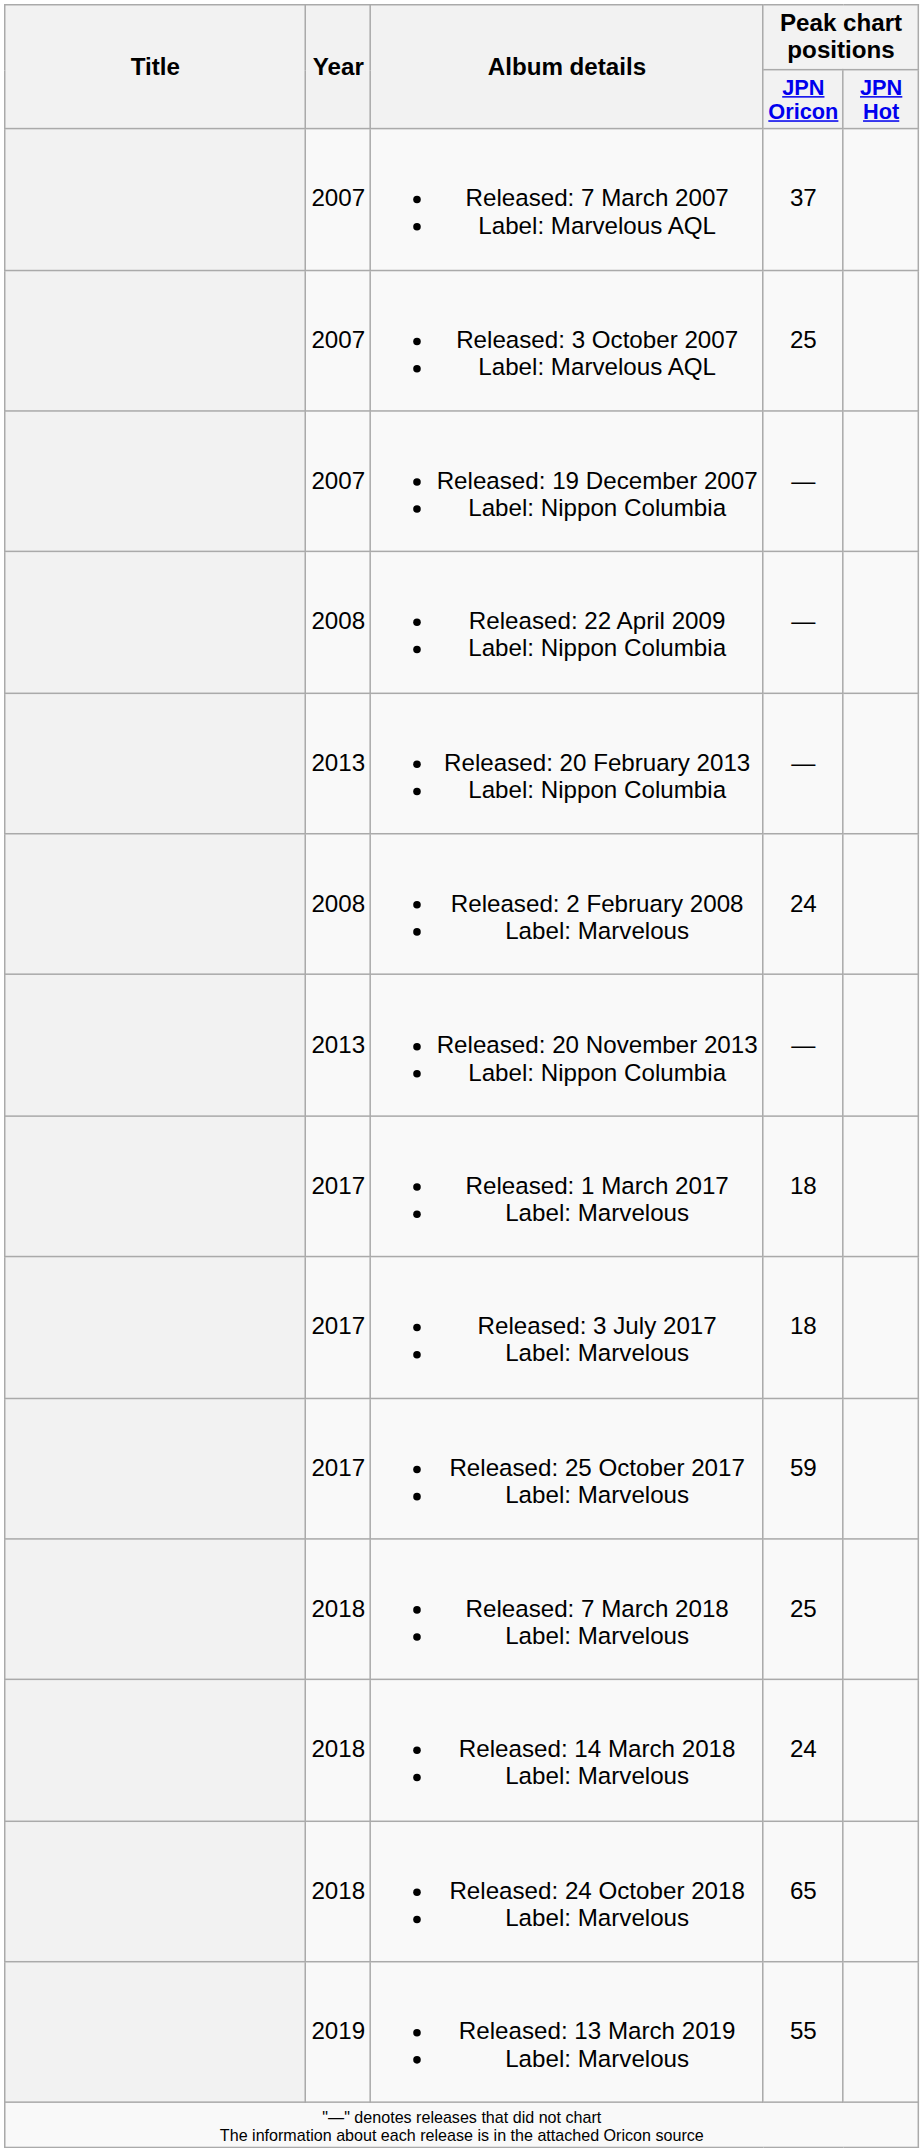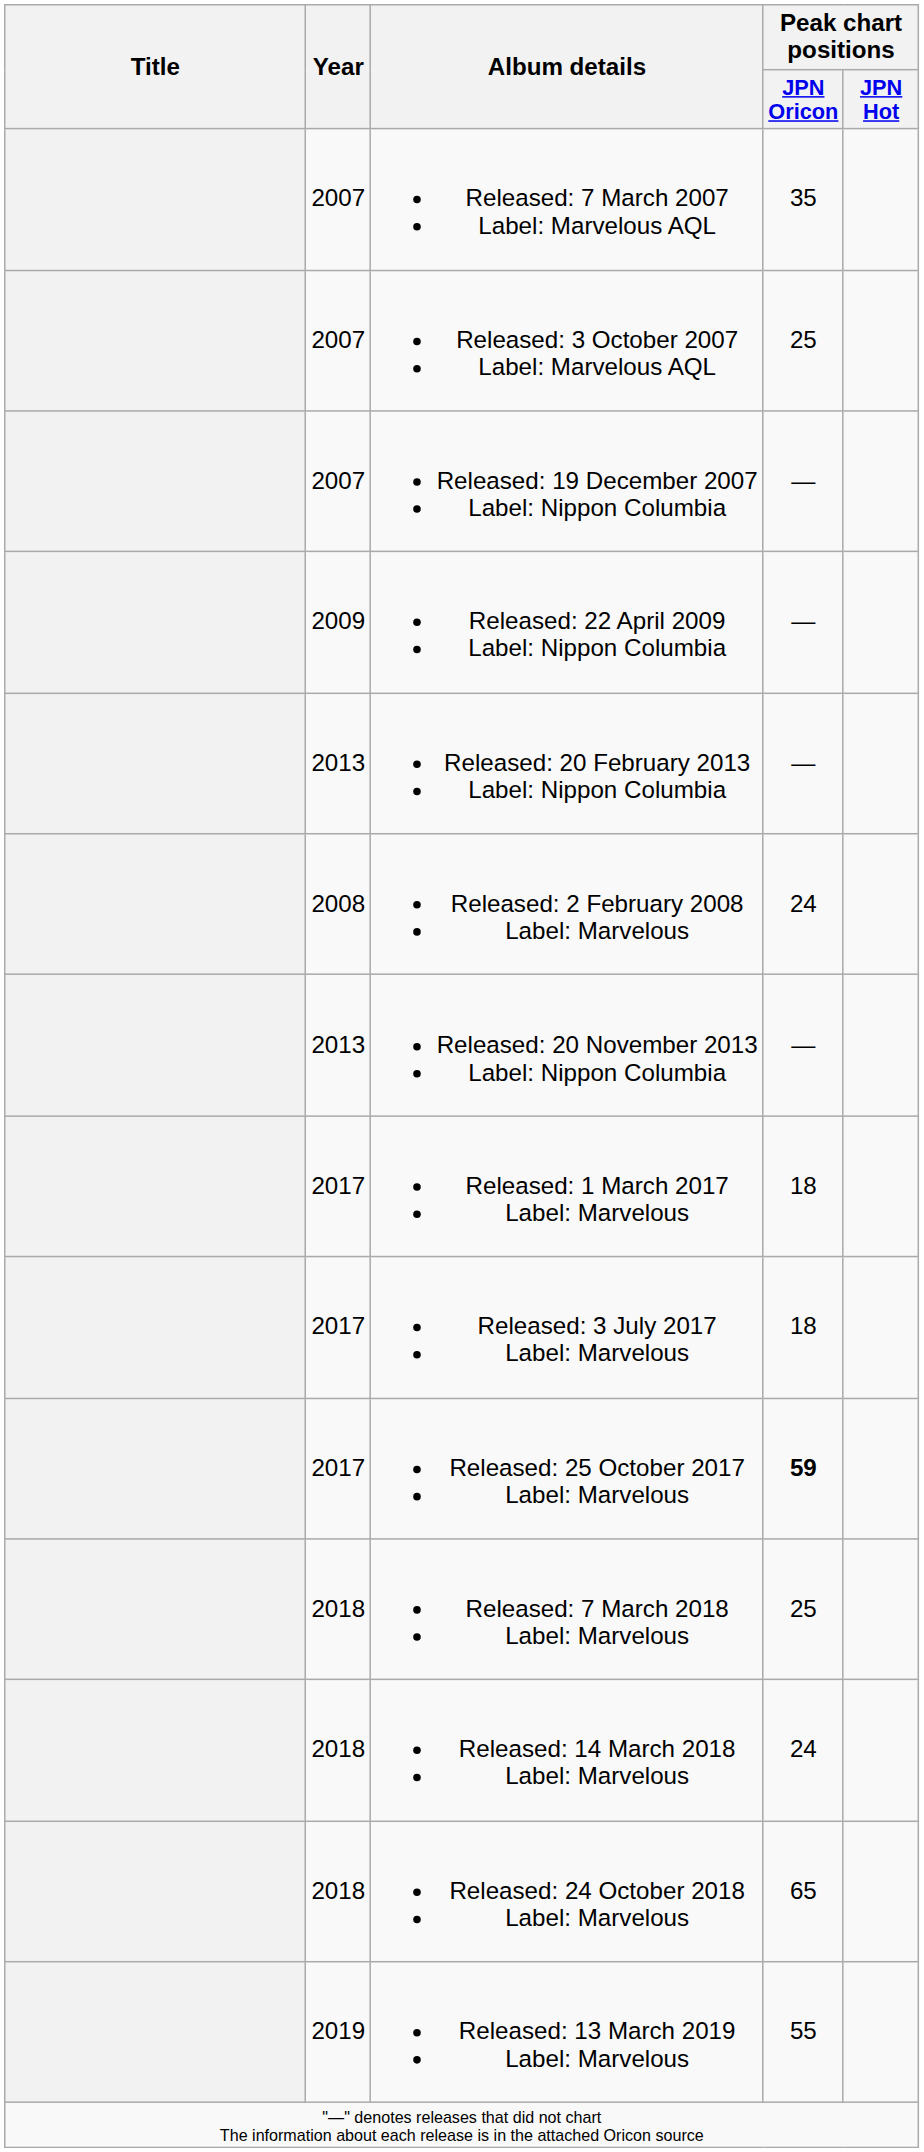(803, 199) 37 -> (803, 199) 35
(338, 621) 2008 -> (338, 621) 2009
(803, 1467) normal -> (803, 1467) bold
